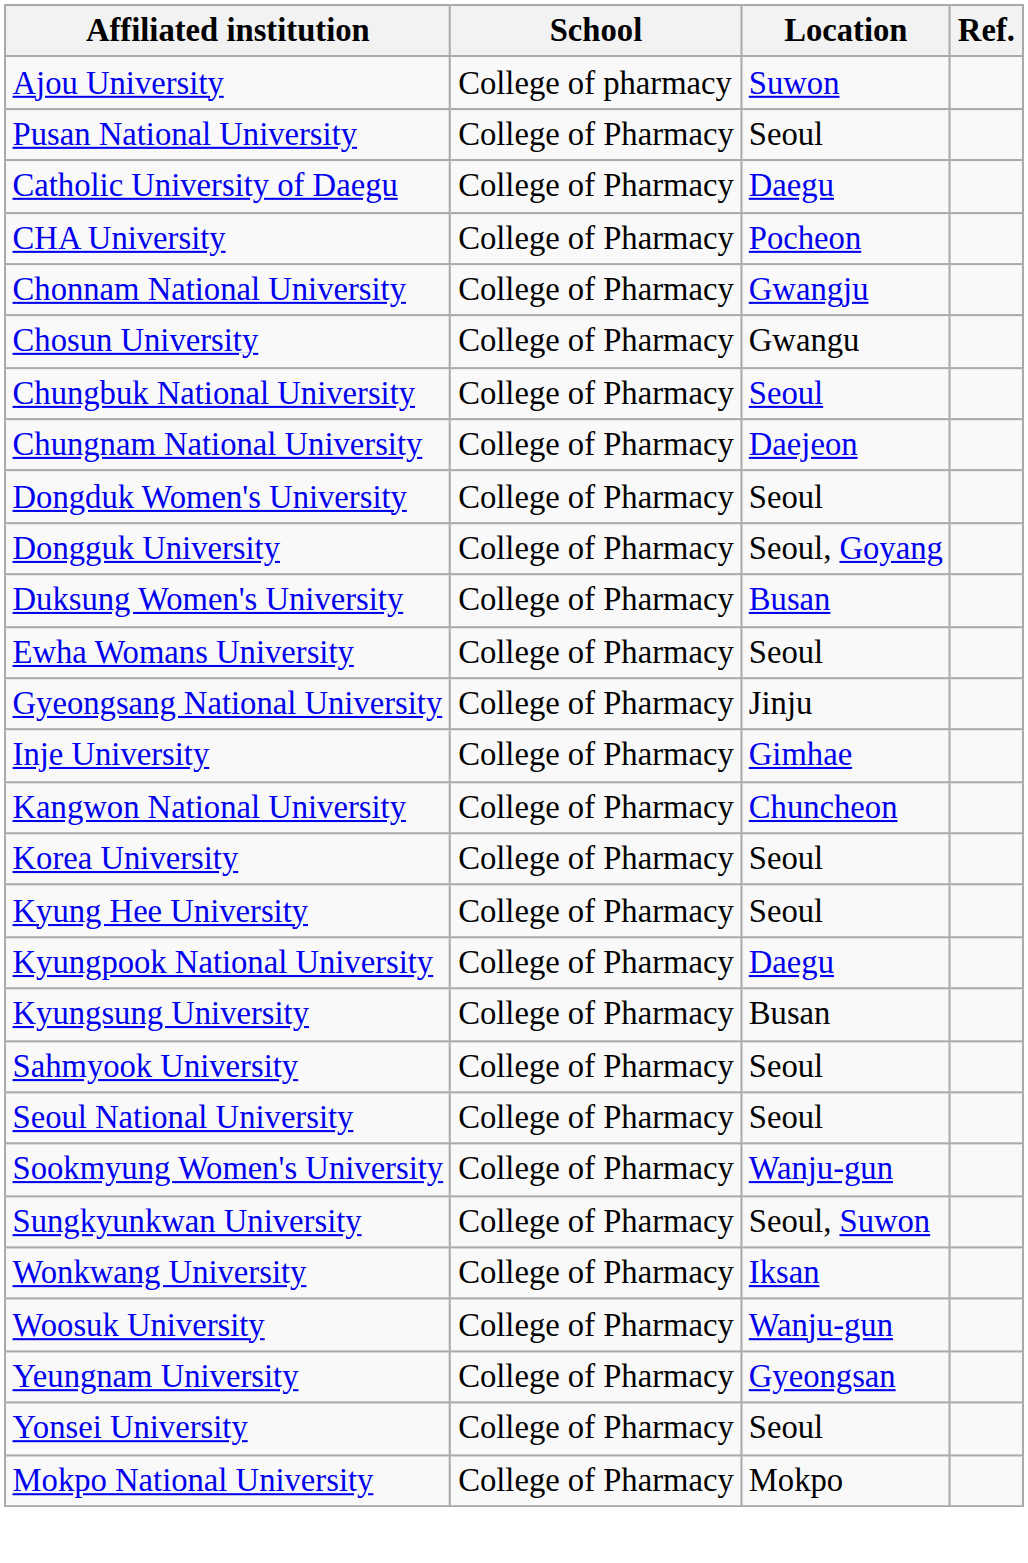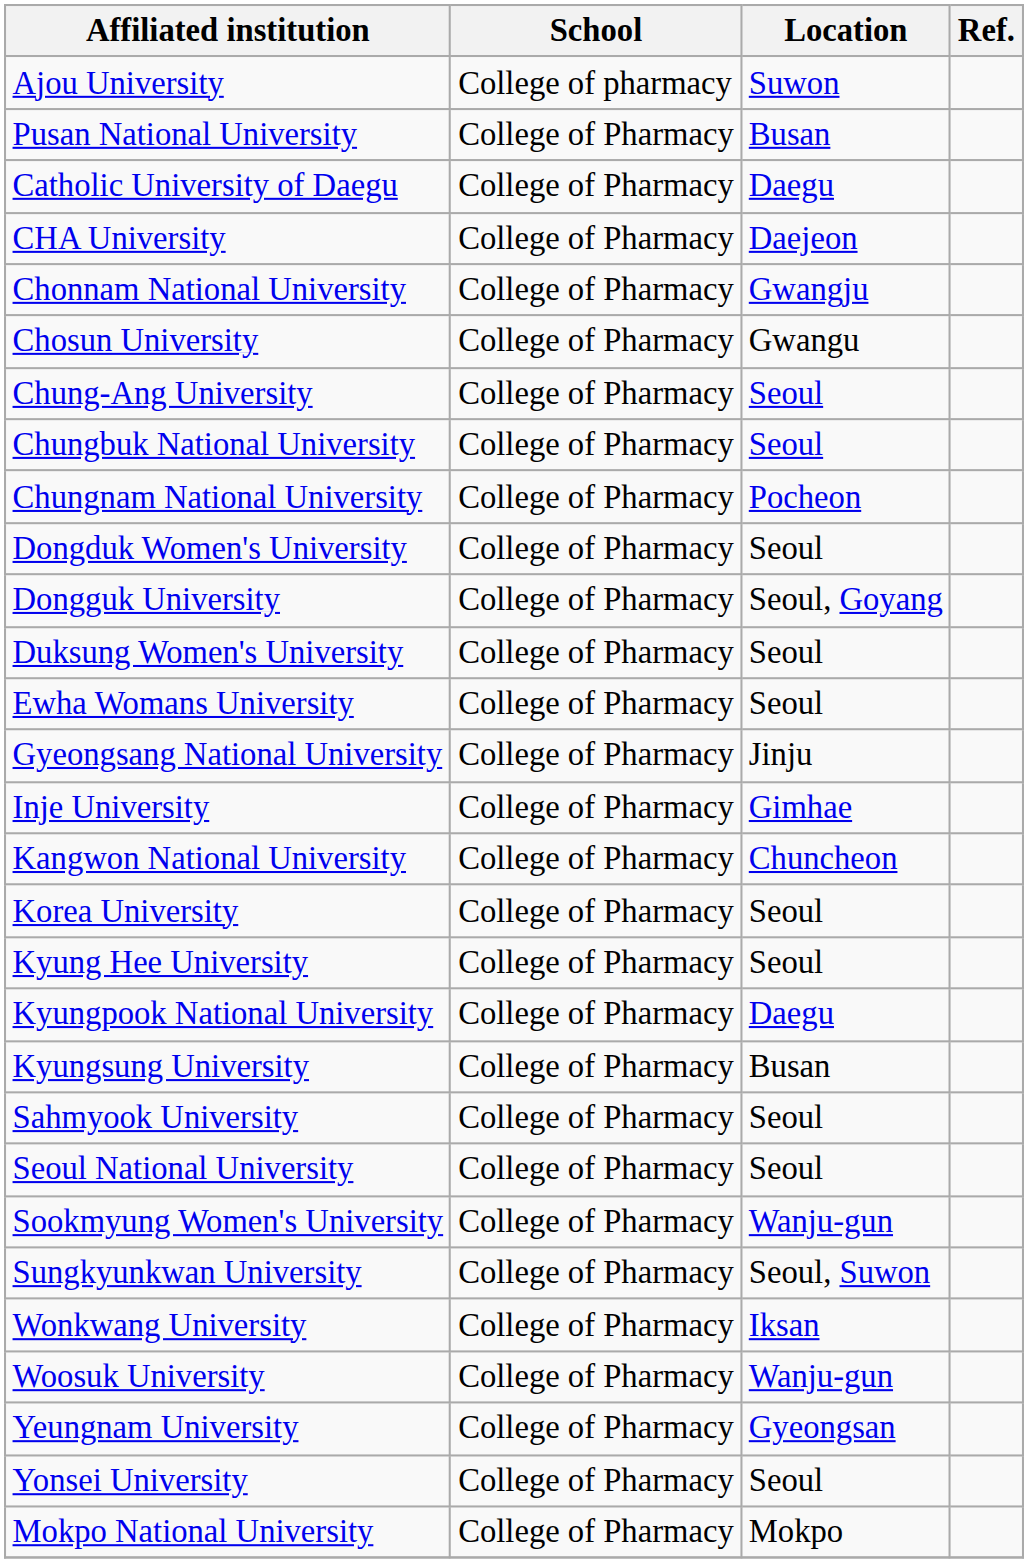(786, 133) Seoul -> (790, 133) Busan
(805, 237) Pocheon -> (803, 237) Daejeon
+ row: (163, 392)
(803, 444) Daejeon -> (805, 496) Pocheon
(790, 599) Busan -> (786, 651) Seoul
